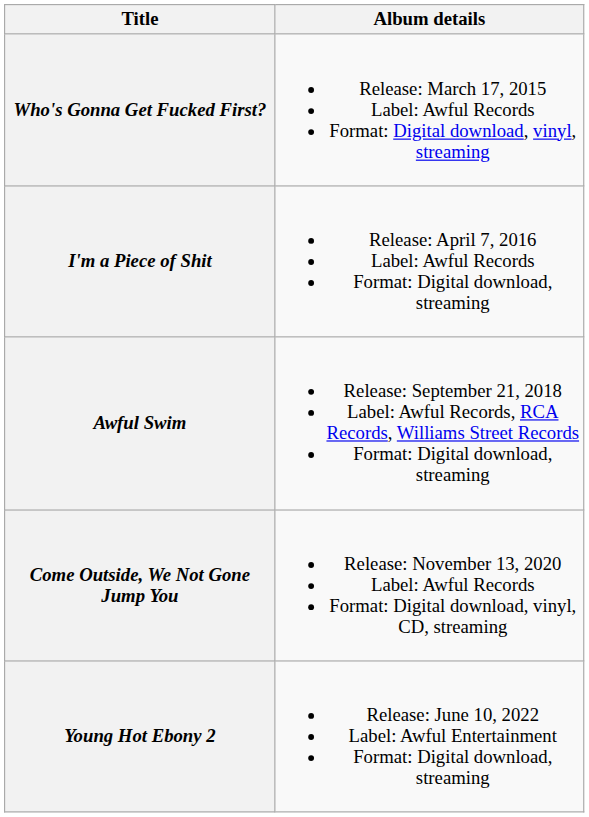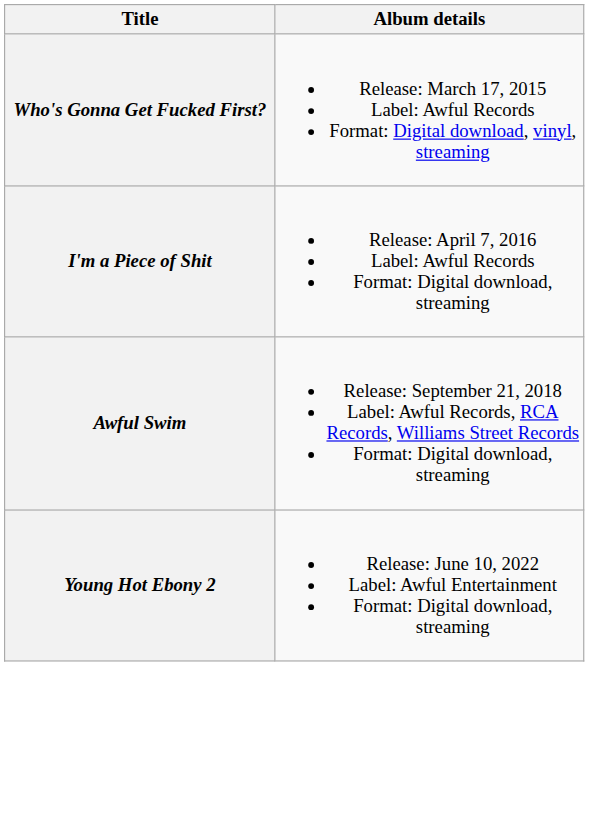- row: (140, 585)
